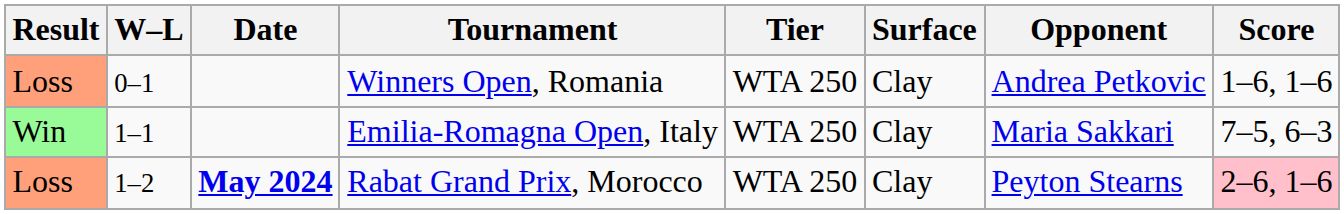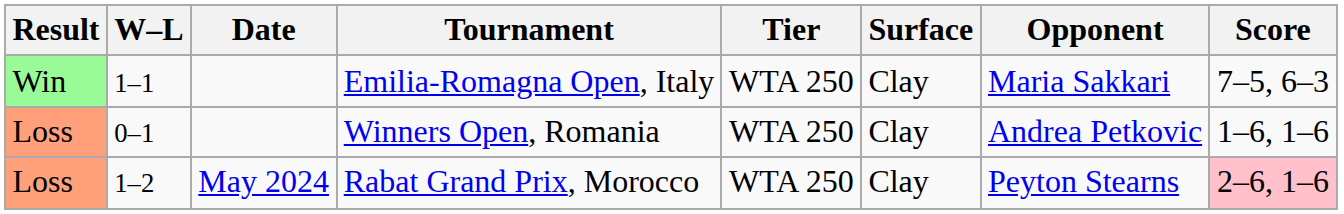rows swapped: (505, 80) <-> (533, 131)
(265, 182) bold -> (264, 182) normal
